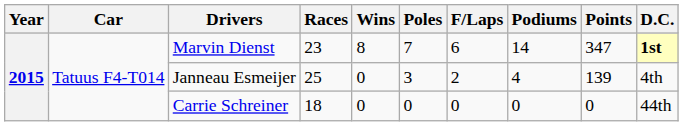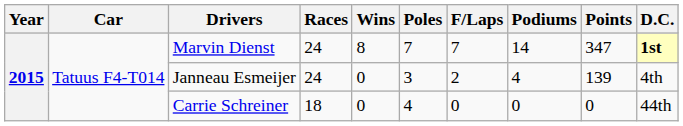(313, 47) 23 -> (313, 47) 24
(455, 47) 6 -> (455, 47) 7
(313, 76) 25 -> (313, 76) 24
(408, 105) 0 -> (408, 105) 4
